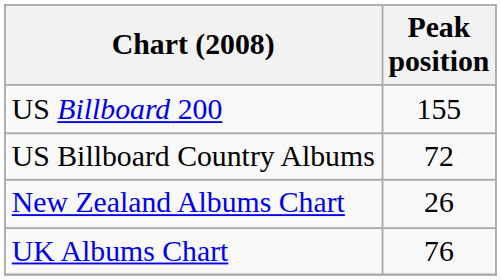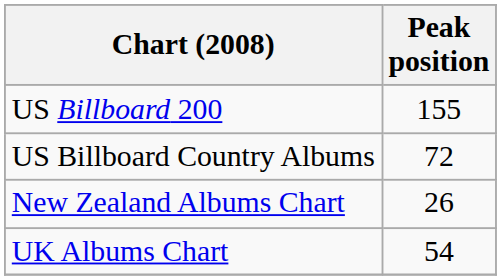(439, 250) 76 -> (439, 250) 54
